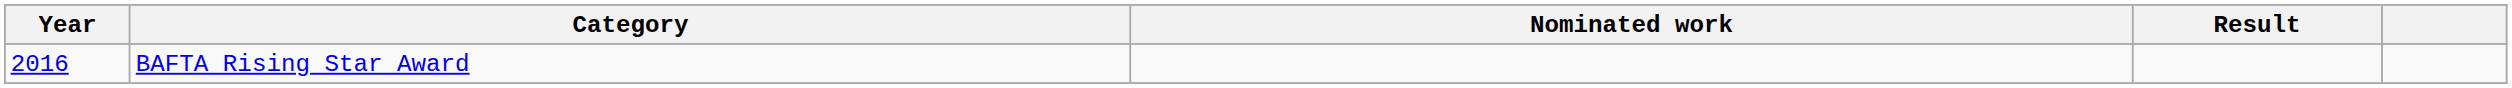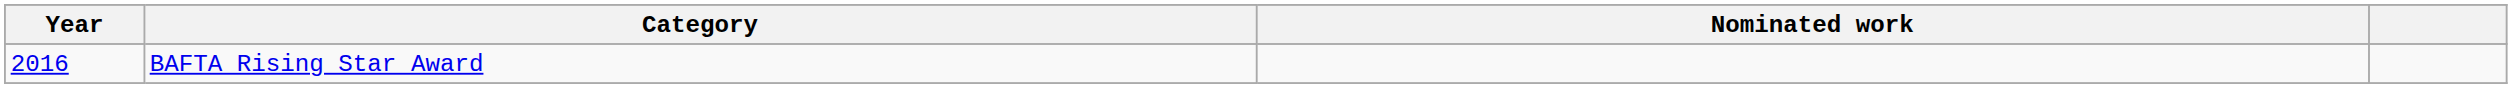- column: (2257, 25)
